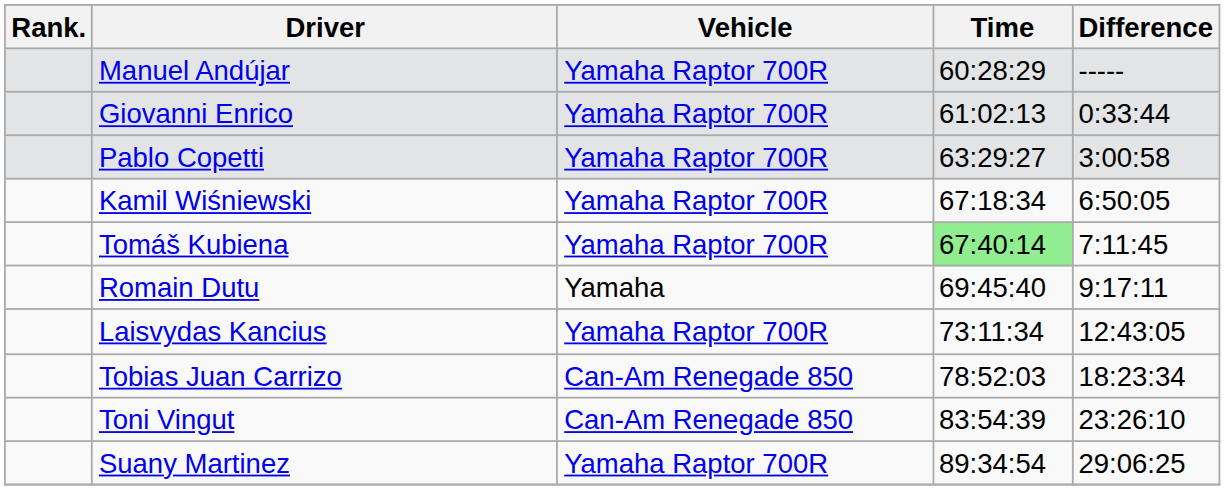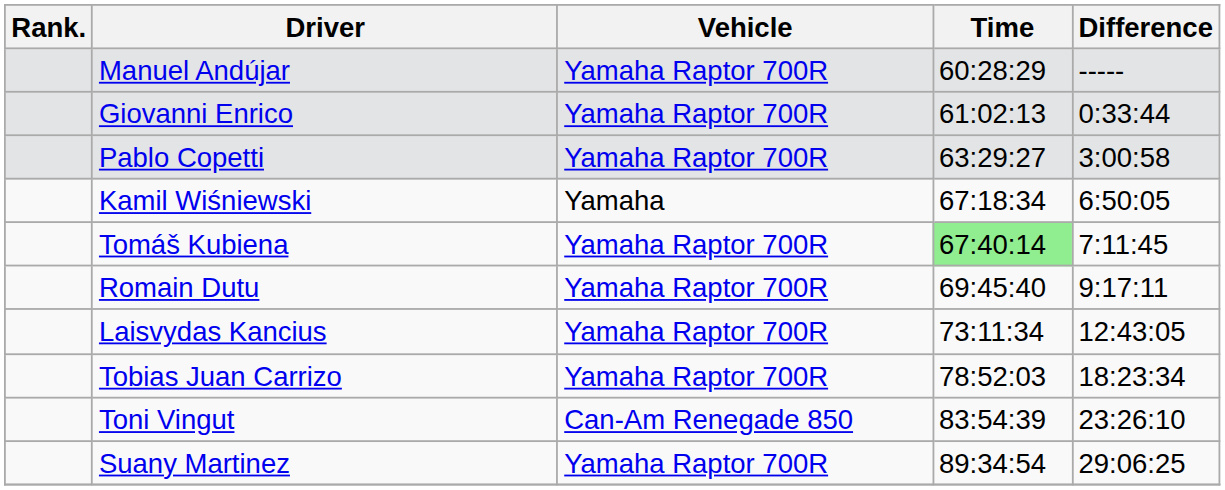(696, 201) Yamaha Raptor 700R -> (614, 201) Yamaha
(614, 288) Yamaha -> (696, 288) Yamaha Raptor 700R
(709, 375) Can-Am Renegade 850 -> (696, 375) Yamaha Raptor 700R
